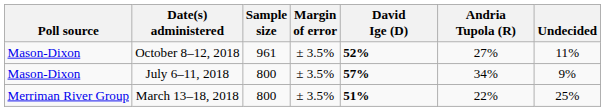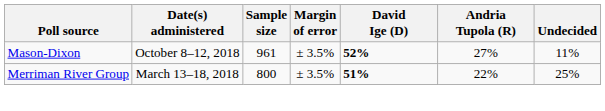- row: (187, 74)
